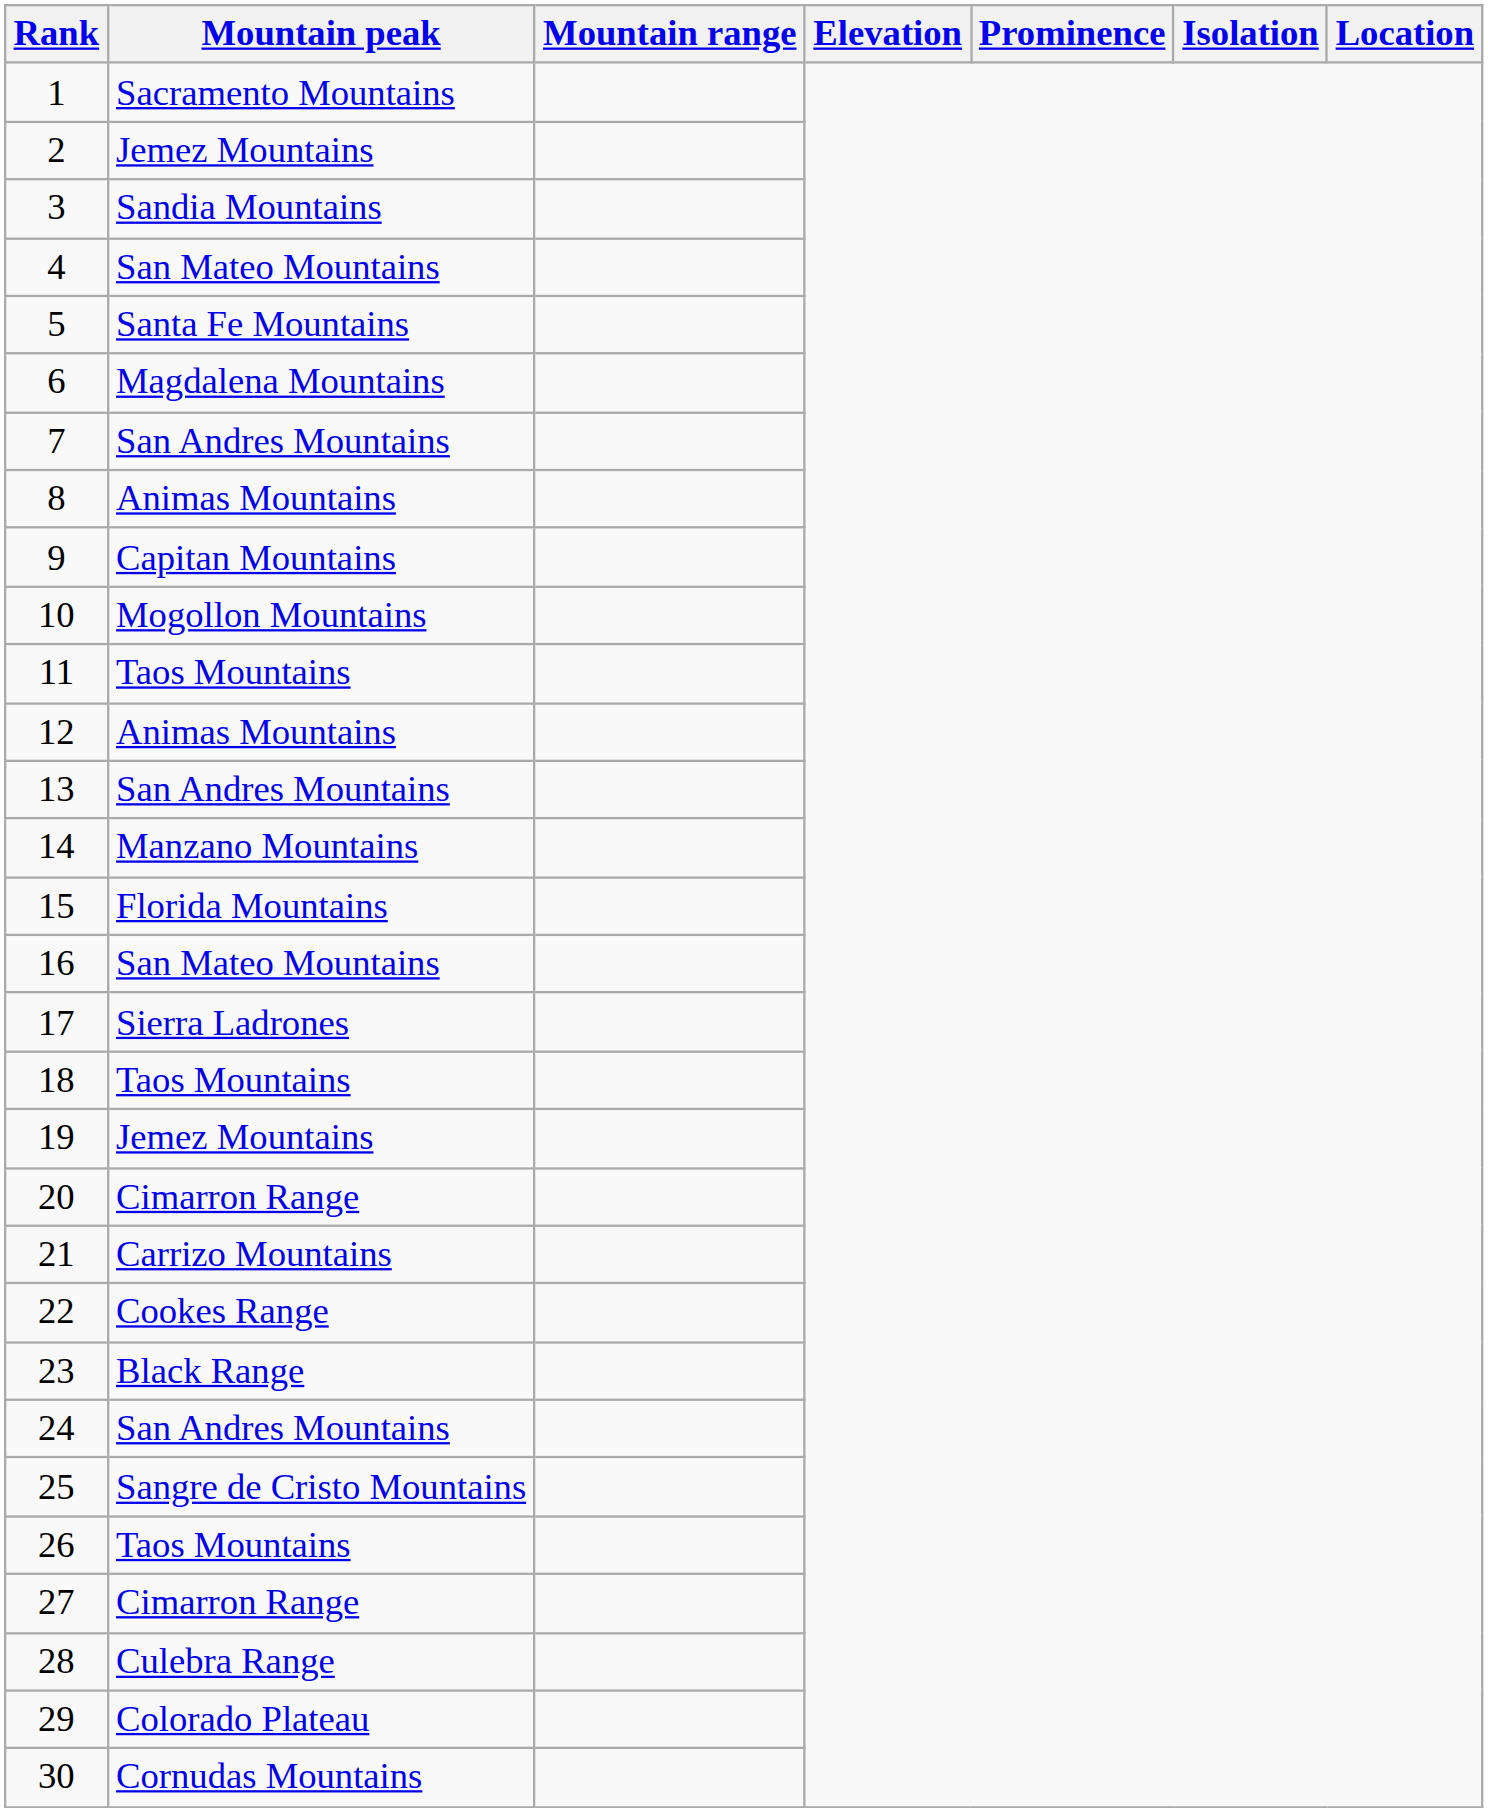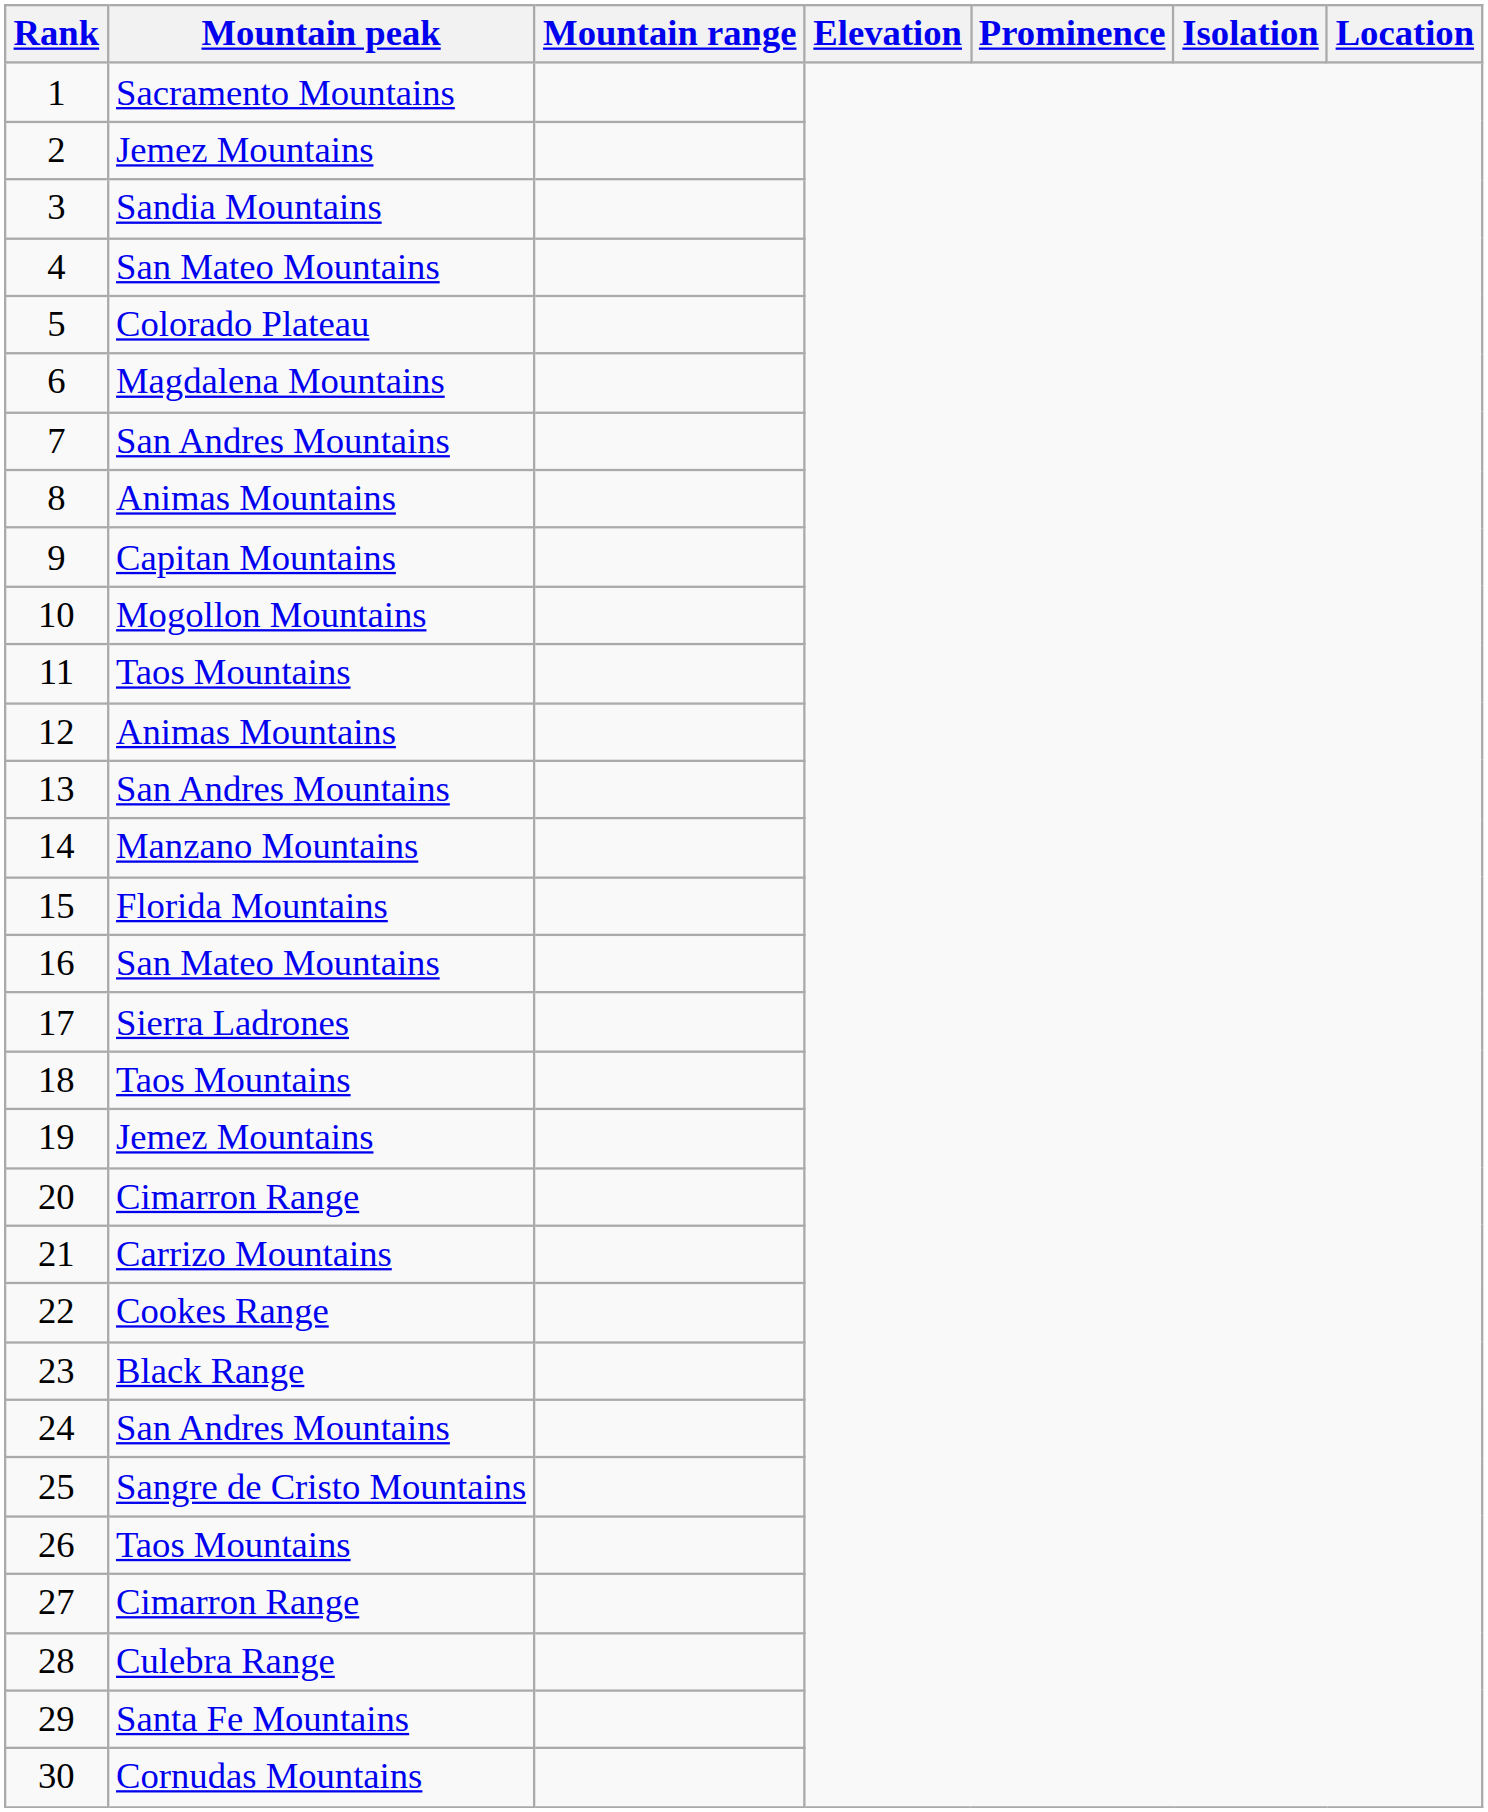(263, 324) Santa Fe Mountains -> (243, 324) Colorado Plateau
(243, 1718) Colorado Plateau -> (263, 1718) Santa Fe Mountains
